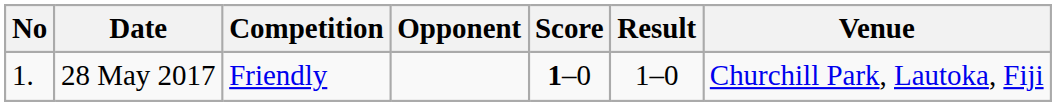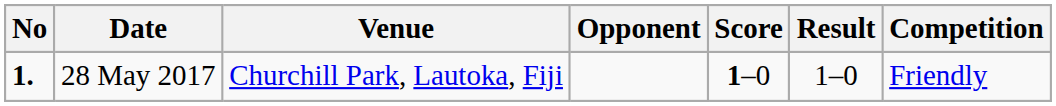columns swapped: (877, 27) <-> (306, 27)
(23, 75) normal -> (23, 75) bold
